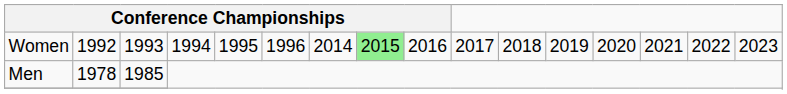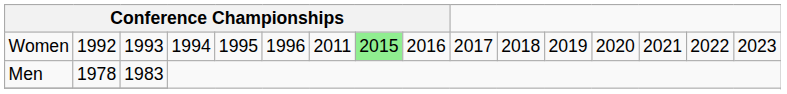(333, 46) 2014 -> (332, 46) 2011
(144, 74) 1985 -> (144, 74) 1983
